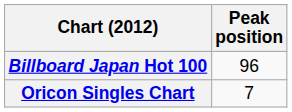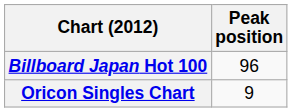(249, 93) 7 -> (249, 93) 9
